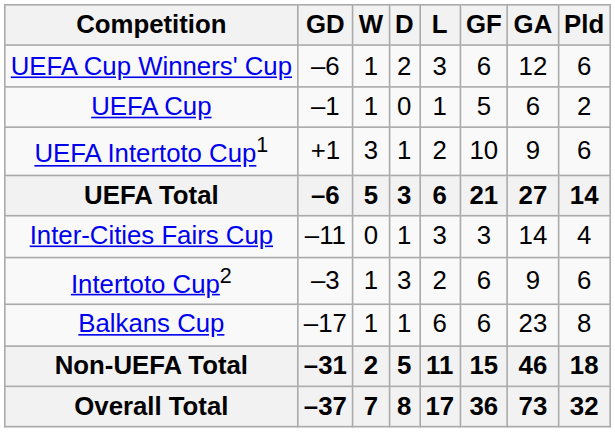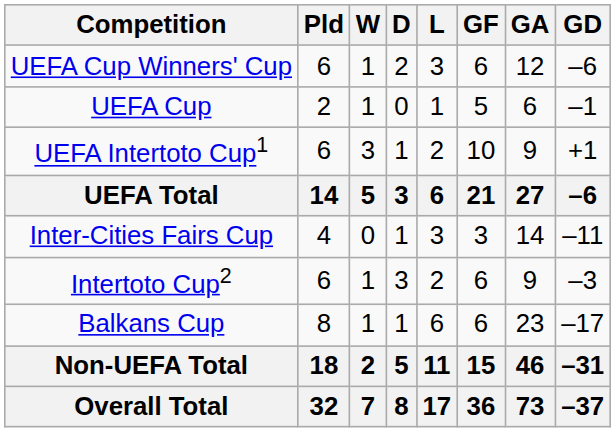columns swapped: (584, 24) <-> (325, 24)
